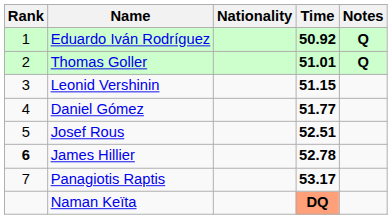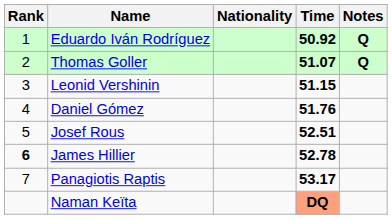(317, 62) 51.01 -> (317, 62) 51.07
(317, 109) 51.77 -> (317, 109) 51.76
